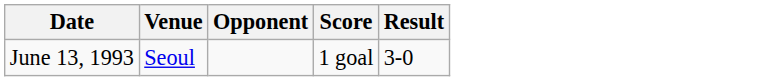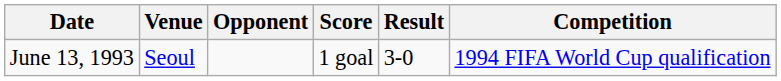+ column: (613, 22)
